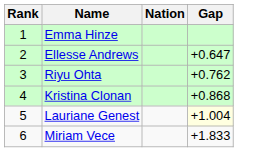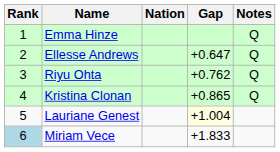+ column: (254, 14)
(211, 95) +0.868 -> (211, 95) +0.865
(23, 136) no background -> (23, 136) lightblue background
